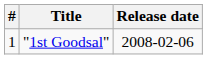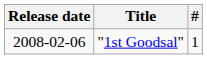columns swapped: (12, 16) <-> (158, 16)
